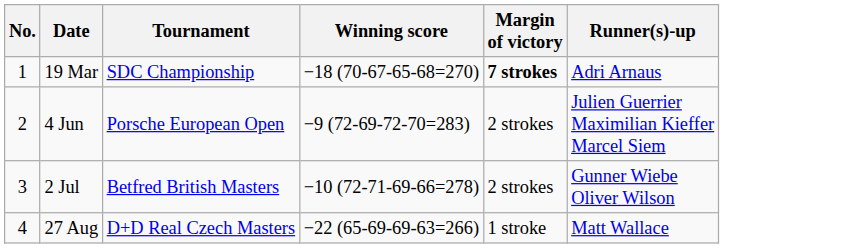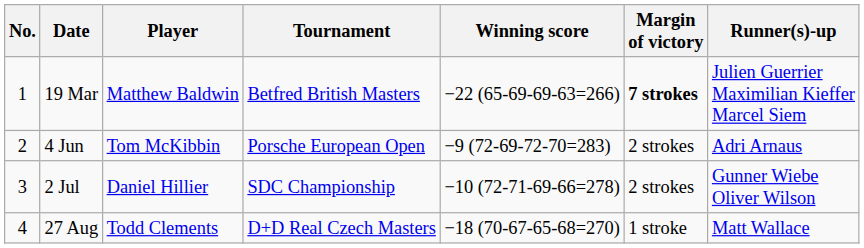+ column: (173, 30)
(180, 71) SDC Championship -> (334, 93) Betfred British Masters
(391, 71) −18 (70-67-65-68=270) -> (532, 93) −22 (65-69-69-63=266)
(616, 71) Adri Arnaus -> (783, 93) Julien Guerrier Maximilian Kieffer Marcel Siem
(643, 124) Julien Guerrier Maximilian Kieffer Marcel Siem -> (757, 145) Adri Arnaus
(193, 187) Betfred British Masters -> (321, 187) SDC Championship
(391, 228) −22 (65-69-69-63=266) -> (532, 228) −18 (70-67-65-68=270)
